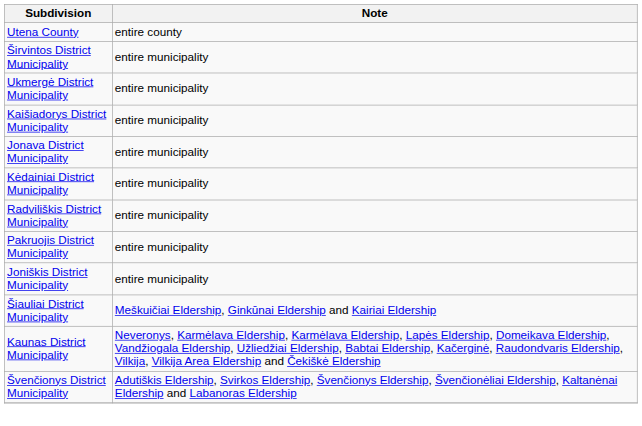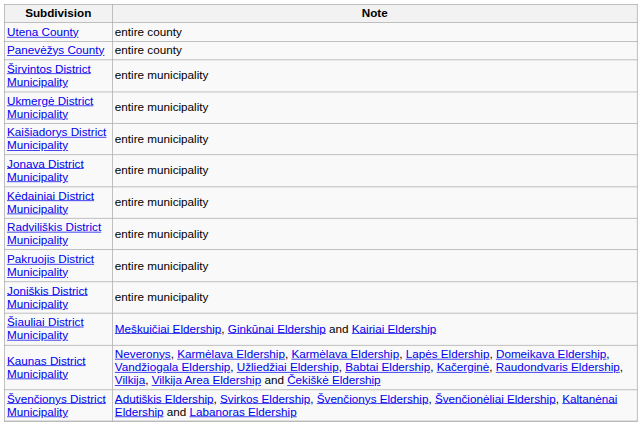+ row: (56, 50)
